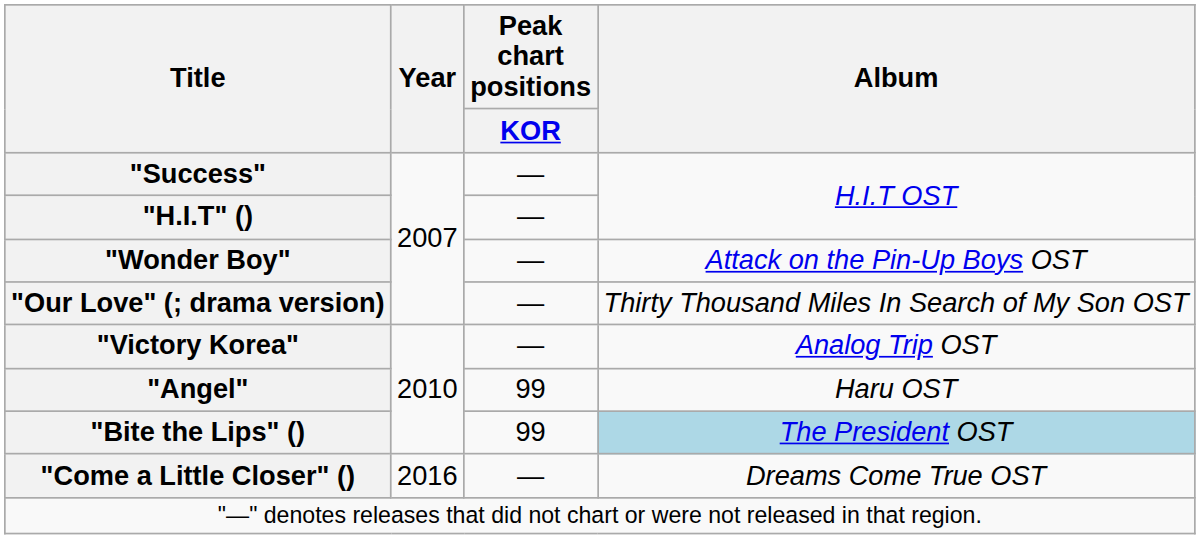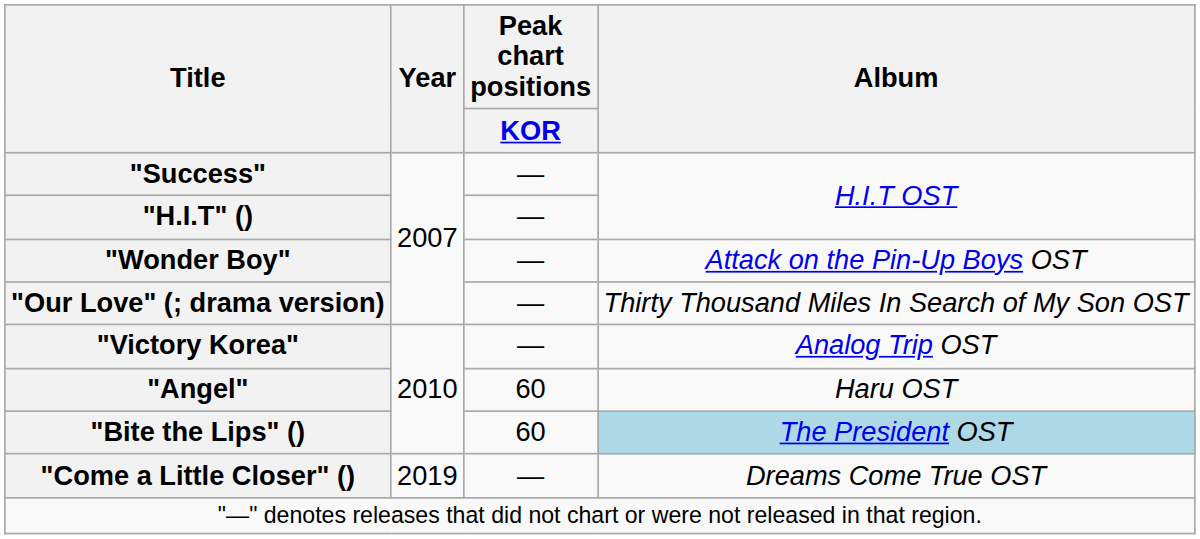(531, 389) 99 -> (531, 389) 60
(531, 432) 99 -> (531, 432) 60
(427, 475) 2016 -> (427, 475) 2019
